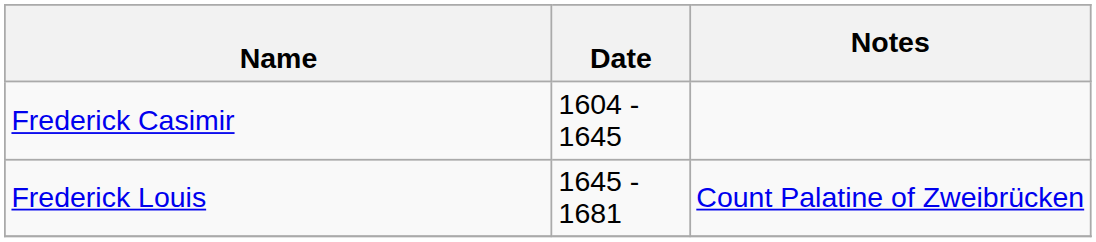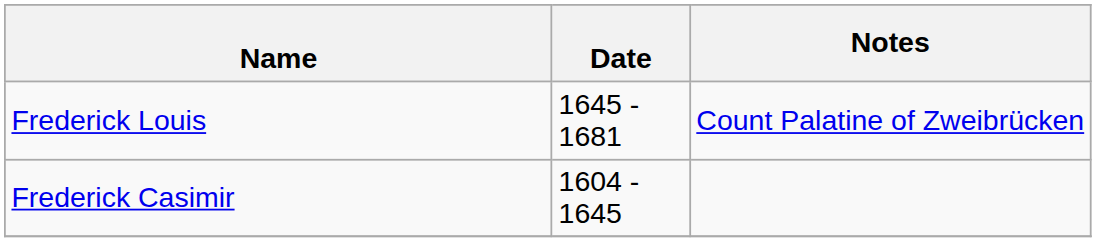rows swapped: (123, 120) <-> (109, 197)
